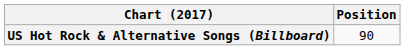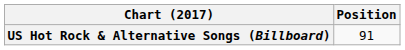(367, 35) 90 -> (367, 35) 91
